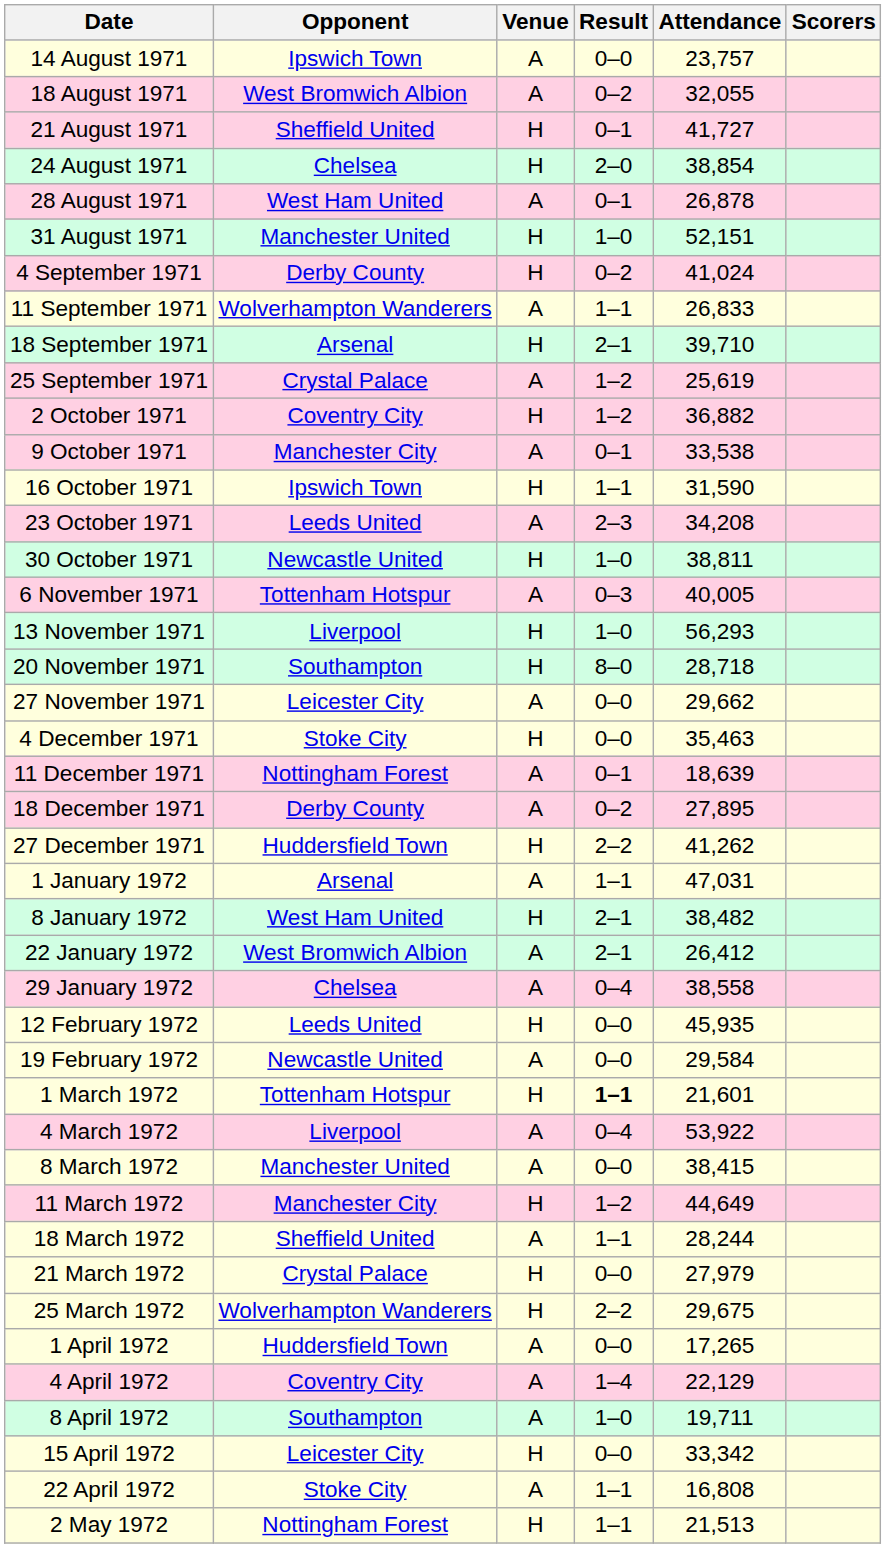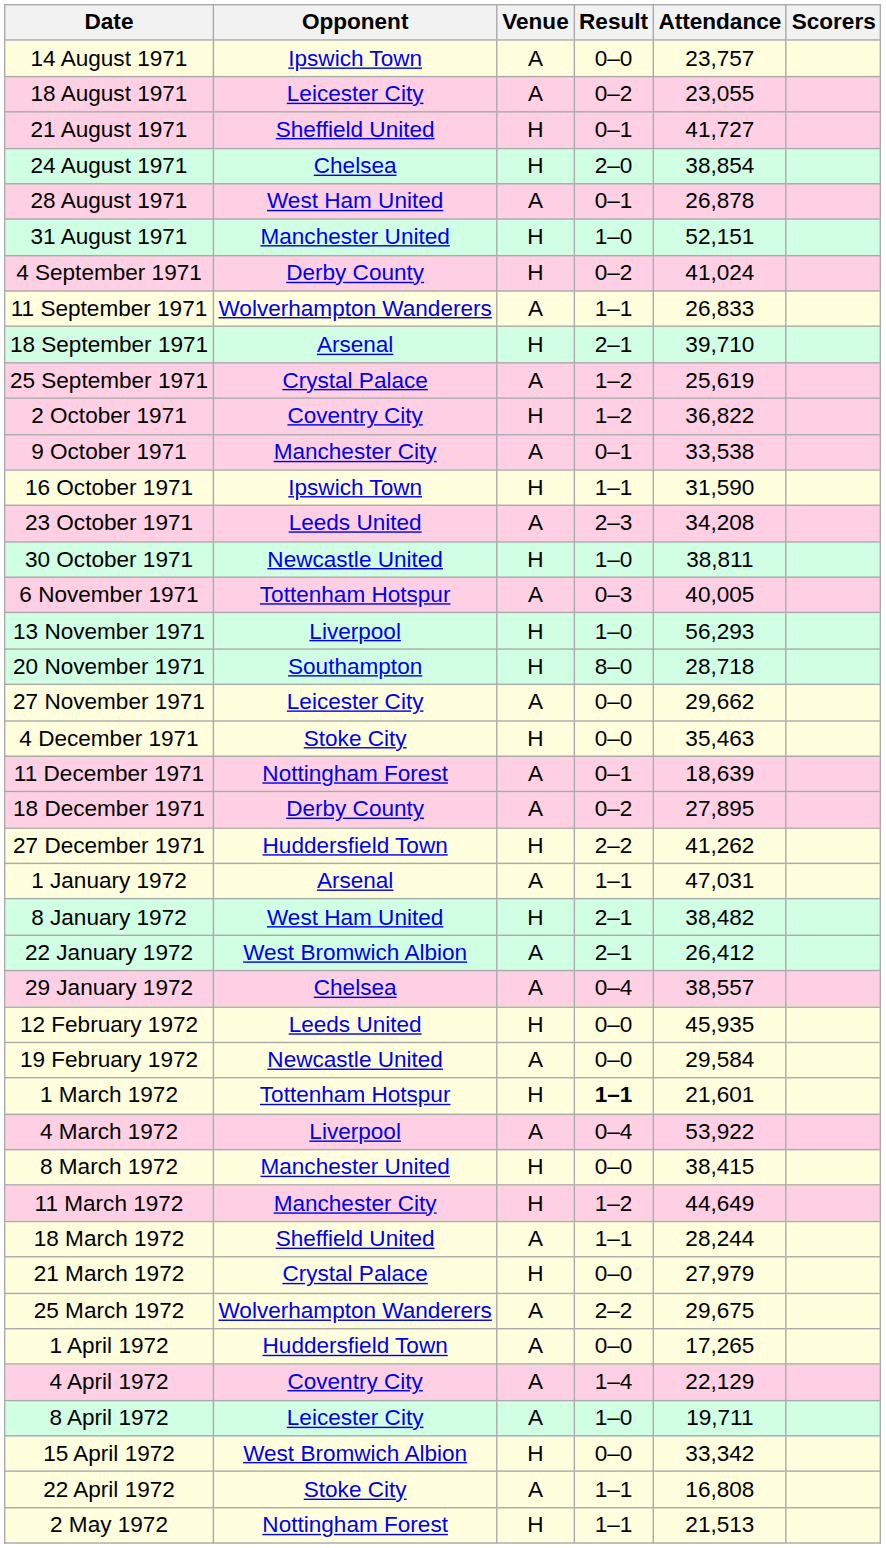(355, 93) West Bromwich Albion -> (355, 93) Leicester City
(720, 93) 32,055 -> (720, 93) 23,055
(720, 415) 36,882 -> (720, 415) 36,822
(720, 988) 38,558 -> (720, 988) 38,557
(535, 1167) A -> (535, 1167) H
(535, 1310) H -> (535, 1310) A
(355, 1417) Southampton -> (355, 1417) Leicester City
(355, 1453) Leicester City -> (355, 1453) West Bromwich Albion
